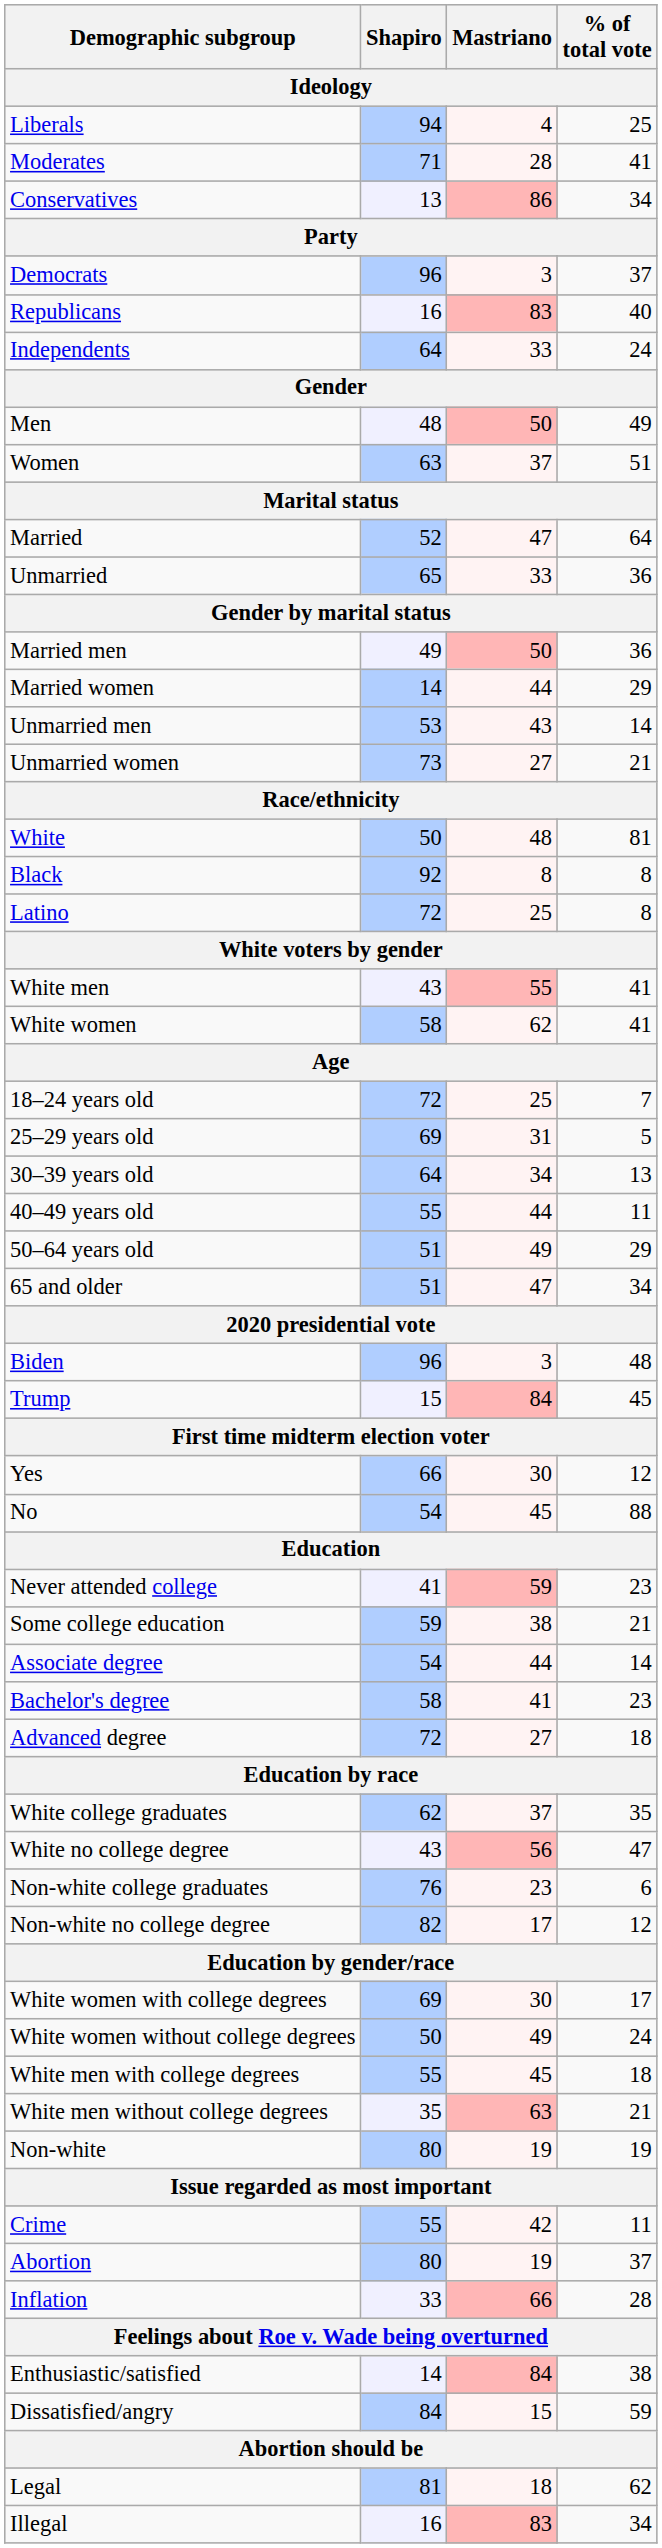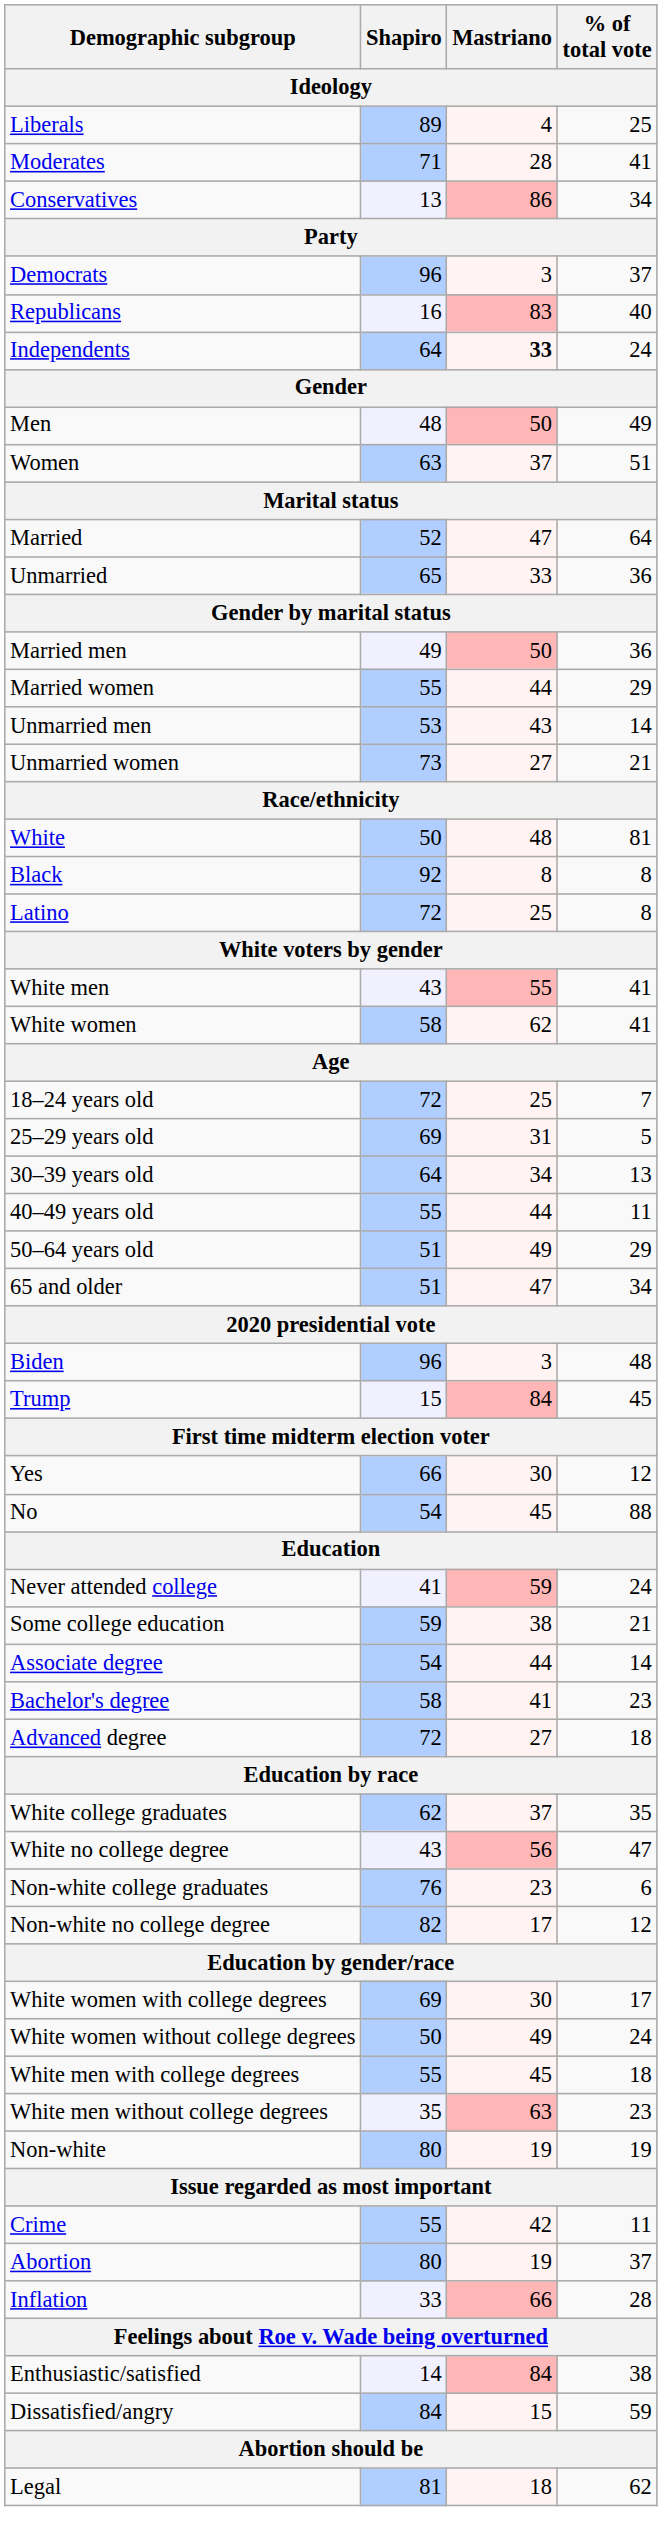(430, 125) 94 -> (430, 125) 89
(541, 350) normal -> (541, 350) bold
(430, 687) 14 -> (430, 687) 55
(640, 1587) 23 -> (640, 1587) 24
(640, 2112) 21 -> (640, 2112) 23
- row: (39, 2524)
